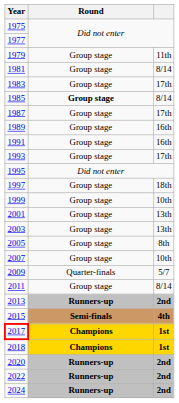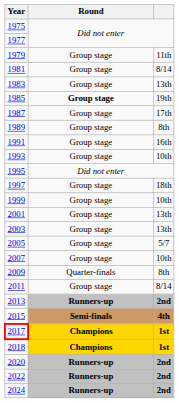(164, 84) 17th -> (164, 84) 13th
(164, 99) 8/14 -> (164, 99) 19th
(164, 128) 16th -> (164, 128) 8th
(164, 157) 17th -> (164, 157) 10th
(164, 243) 8th -> (164, 243) 5/7
(164, 272) 5/7 -> (164, 272) 8th
